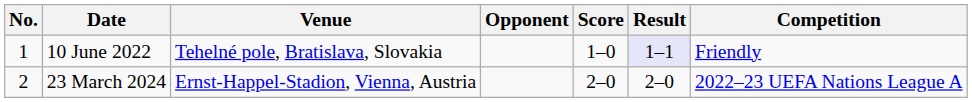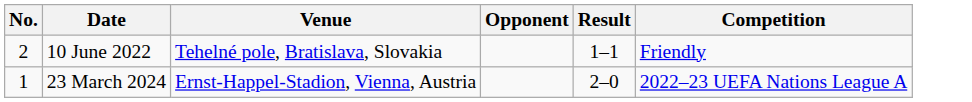- column: (601, 19)
(23, 50) 1 -> (23, 50) 2
(659, 50) lavender background -> (604, 50) no background
(23, 81) 2 -> (23, 81) 1
